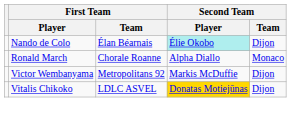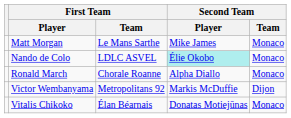+ row: (37, 43)
(125, 43) Élan Béarnais -> (127, 58) LDLC ASVEL
(263, 43) Dijon -> (268, 58) Monaco
(127, 89) LDLC ASVEL -> (125, 105) Élan Béarnais
(208, 89) gold background -> (208, 105) no background
(263, 89) Dijon -> (268, 105) Monaco
